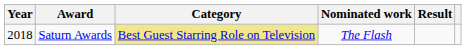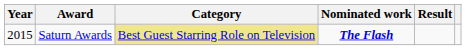(20, 34) 2018 -> (20, 34) 2015
(366, 34) normal -> (366, 34) bold
